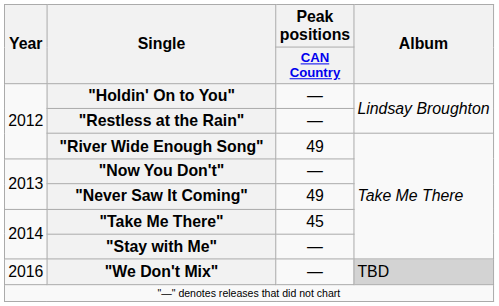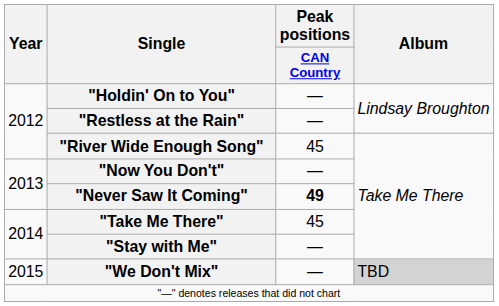(315, 146) 49 -> (315, 146) 45
(315, 196) normal -> (315, 196) bold
(26, 271) 2016 -> (26, 271) 2015
